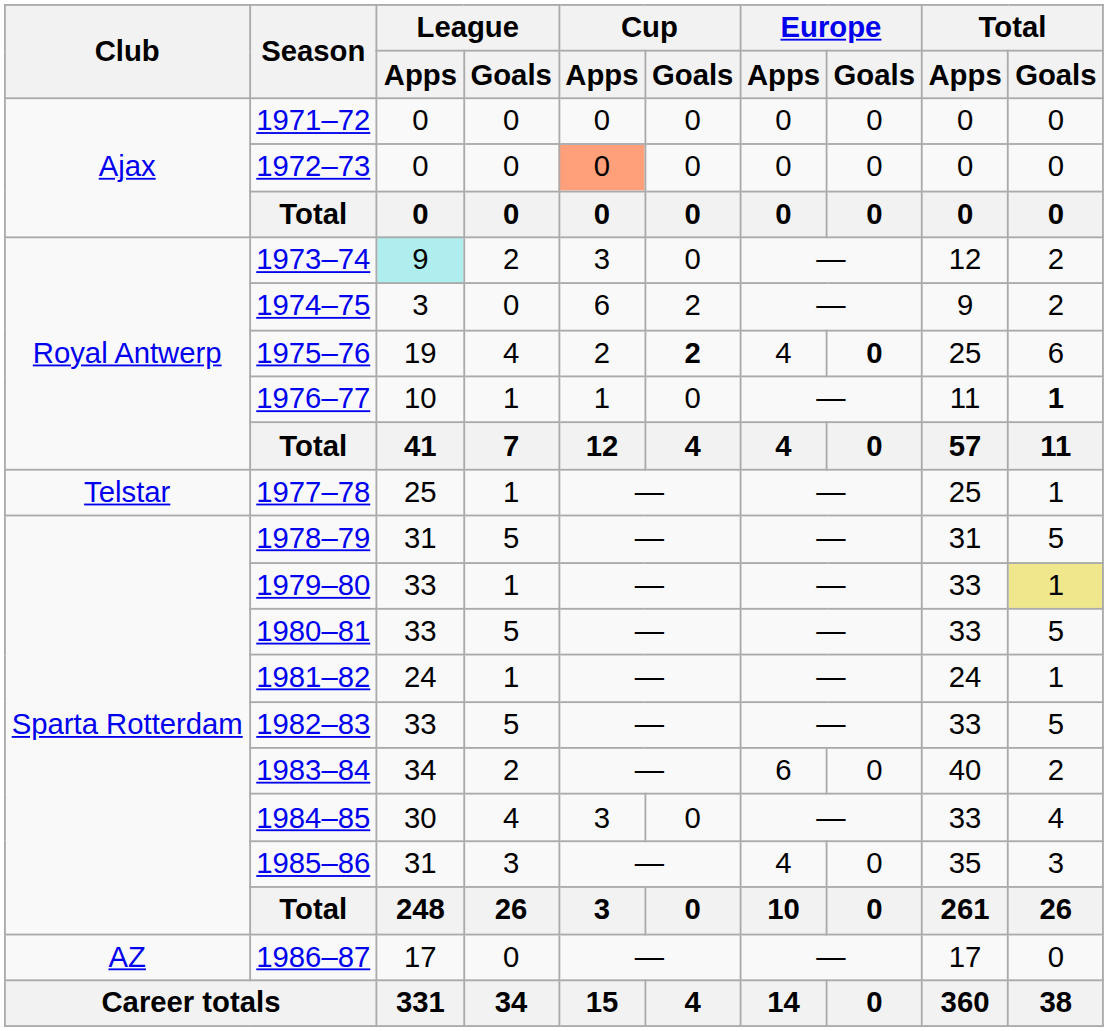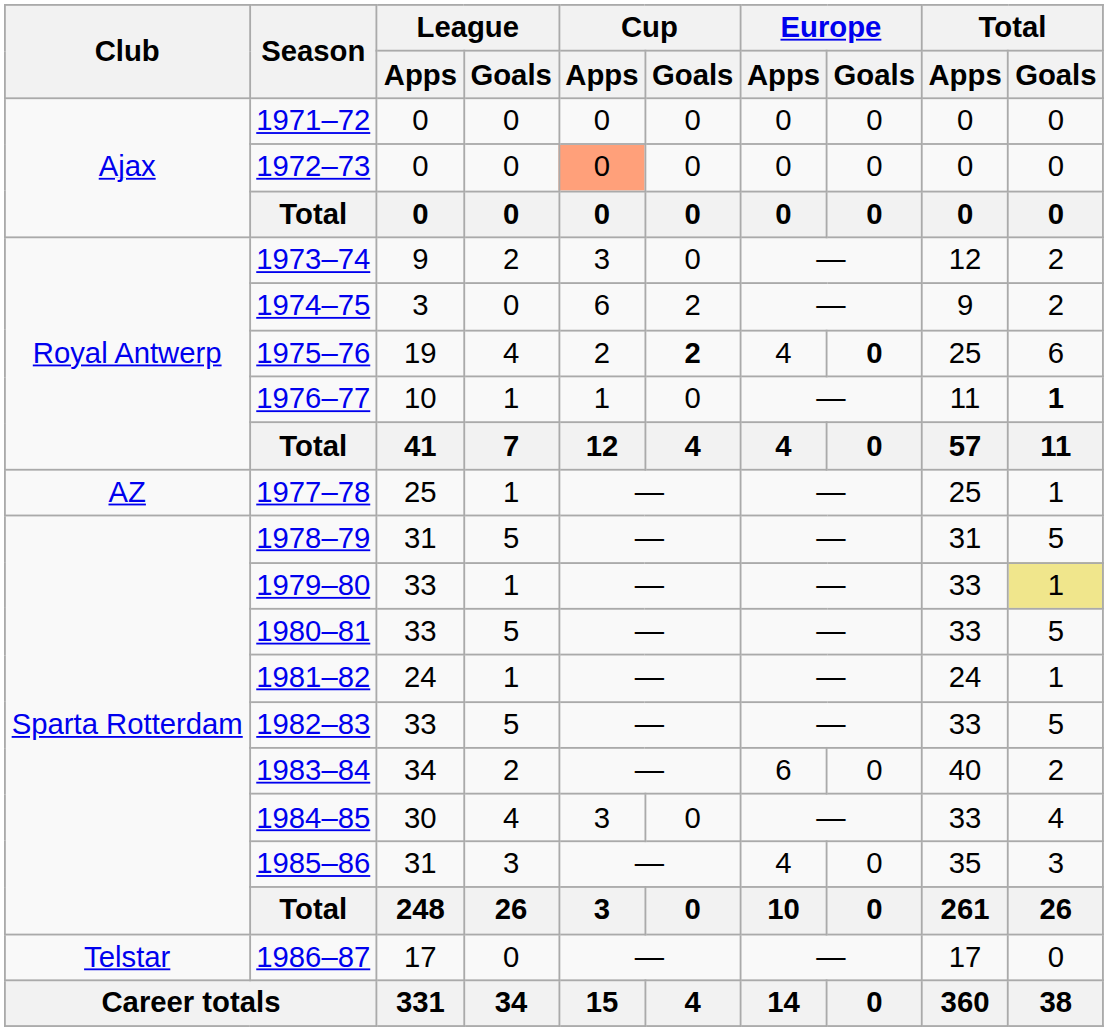(420, 259) paleturquoise background -> (420, 259) no background
(127, 492) Telstar -> (127, 492) AZ
(127, 956) AZ -> (127, 956) Telstar
